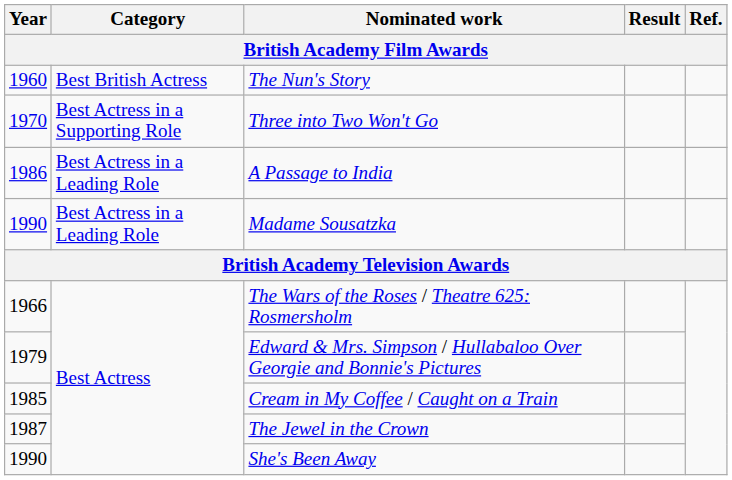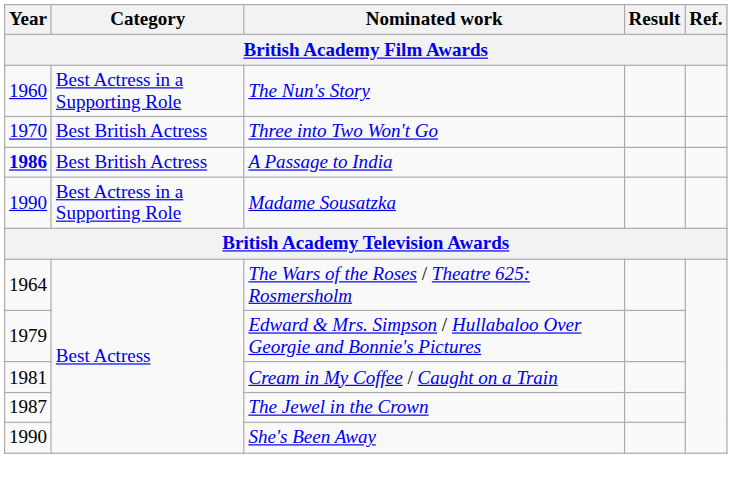(131, 79) Best British Actress -> (120, 90) Best Actress in a Supporting Role
(120, 120) Best Actress in a Supporting Role -> (131, 131) Best British Actress
(28, 172) normal -> (28, 161) bold
(120, 172) Best Actress in a Leading Role -> (131, 161) Best British Actress
(120, 224) Best Actress in a Leading Role -> (120, 202) Best Actress in a Supporting Role
(28, 305) 1966 -> (28, 284) 1964
(28, 398) 1985 -> (28, 377) 1981
